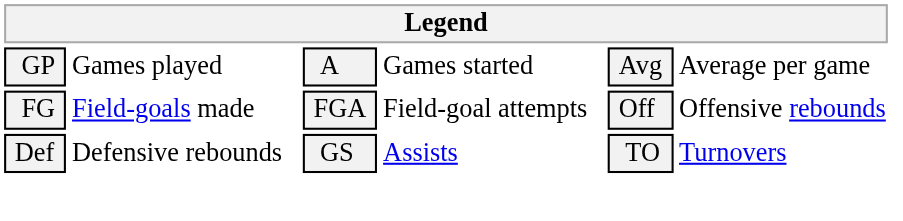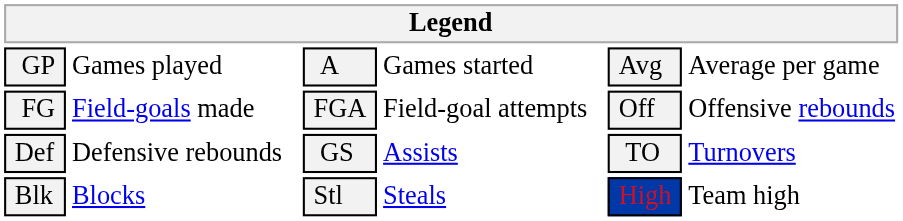+ row: (34, 196)
